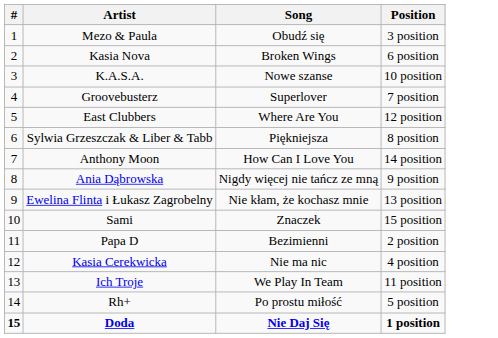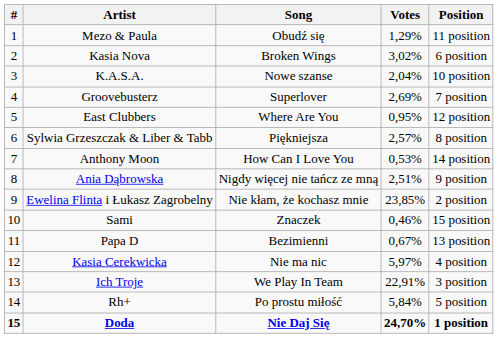+ column: (405, 14)
(413, 35) 3 position -> (461, 35) 11 position
(413, 199) 13 position -> (461, 199) 2 position
(413, 240) 2 position -> (461, 240) 13 position
(413, 281) 11 position -> (461, 281) 3 position
